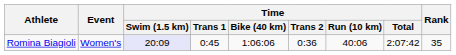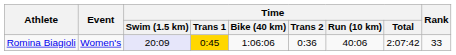(210, 43) no background -> (210, 43) gold background
(436, 43) 35 -> (436, 43) 33
